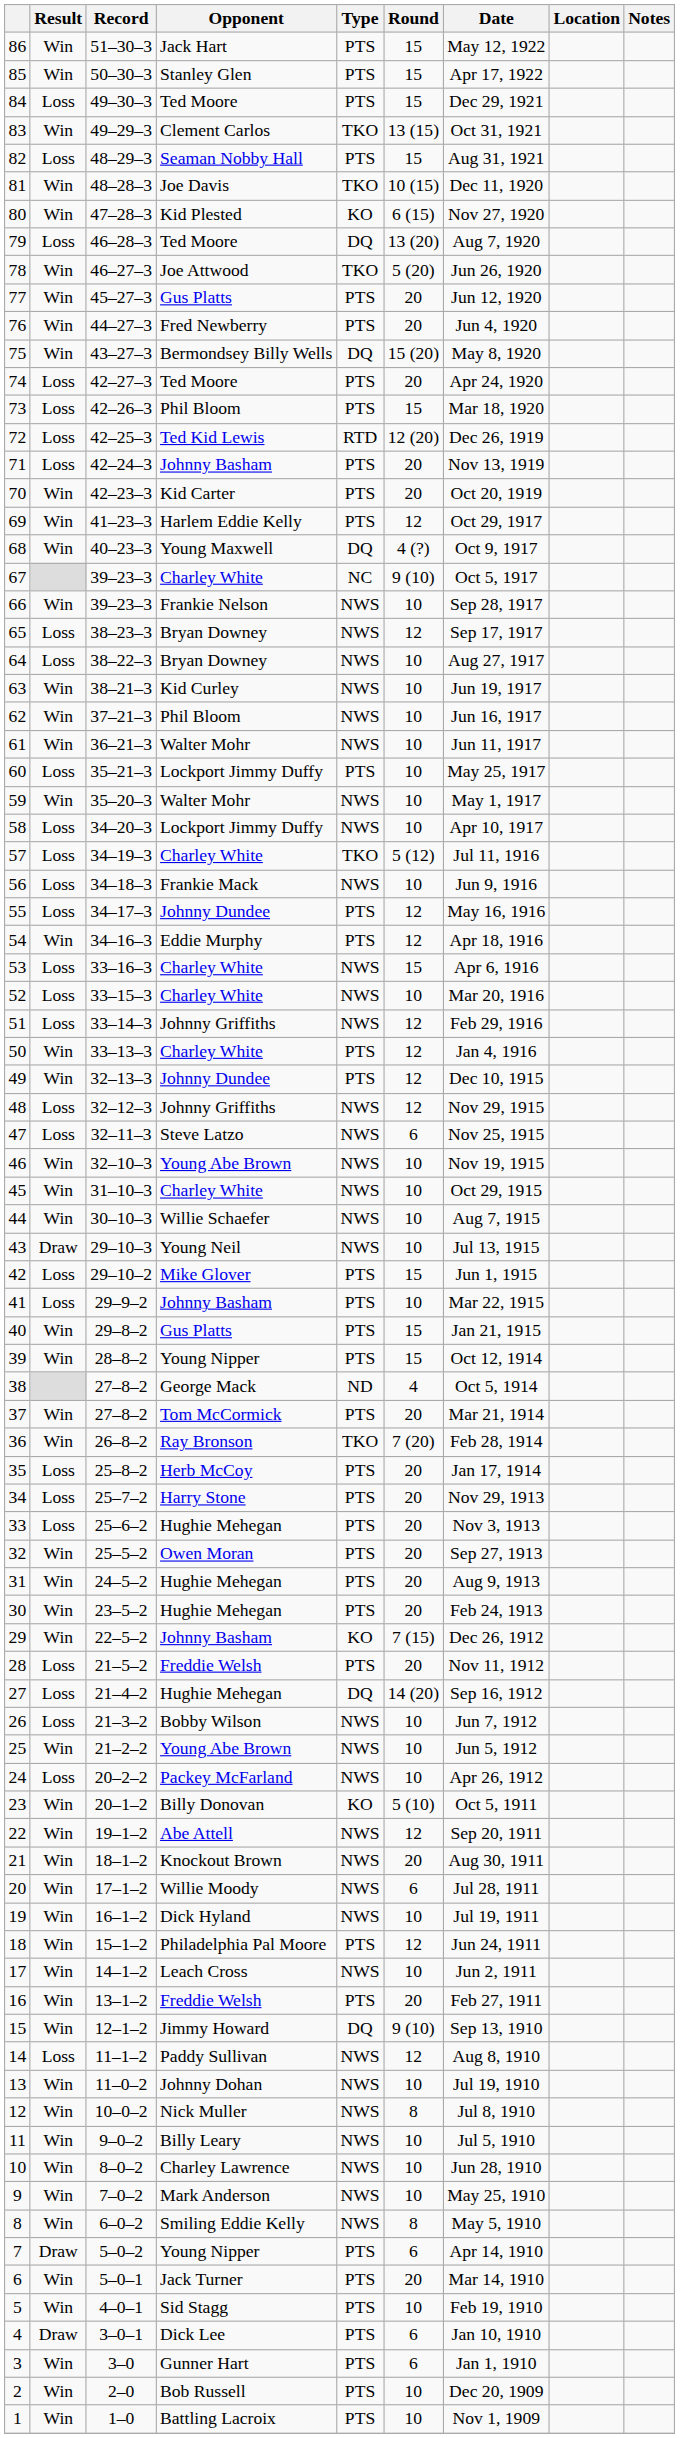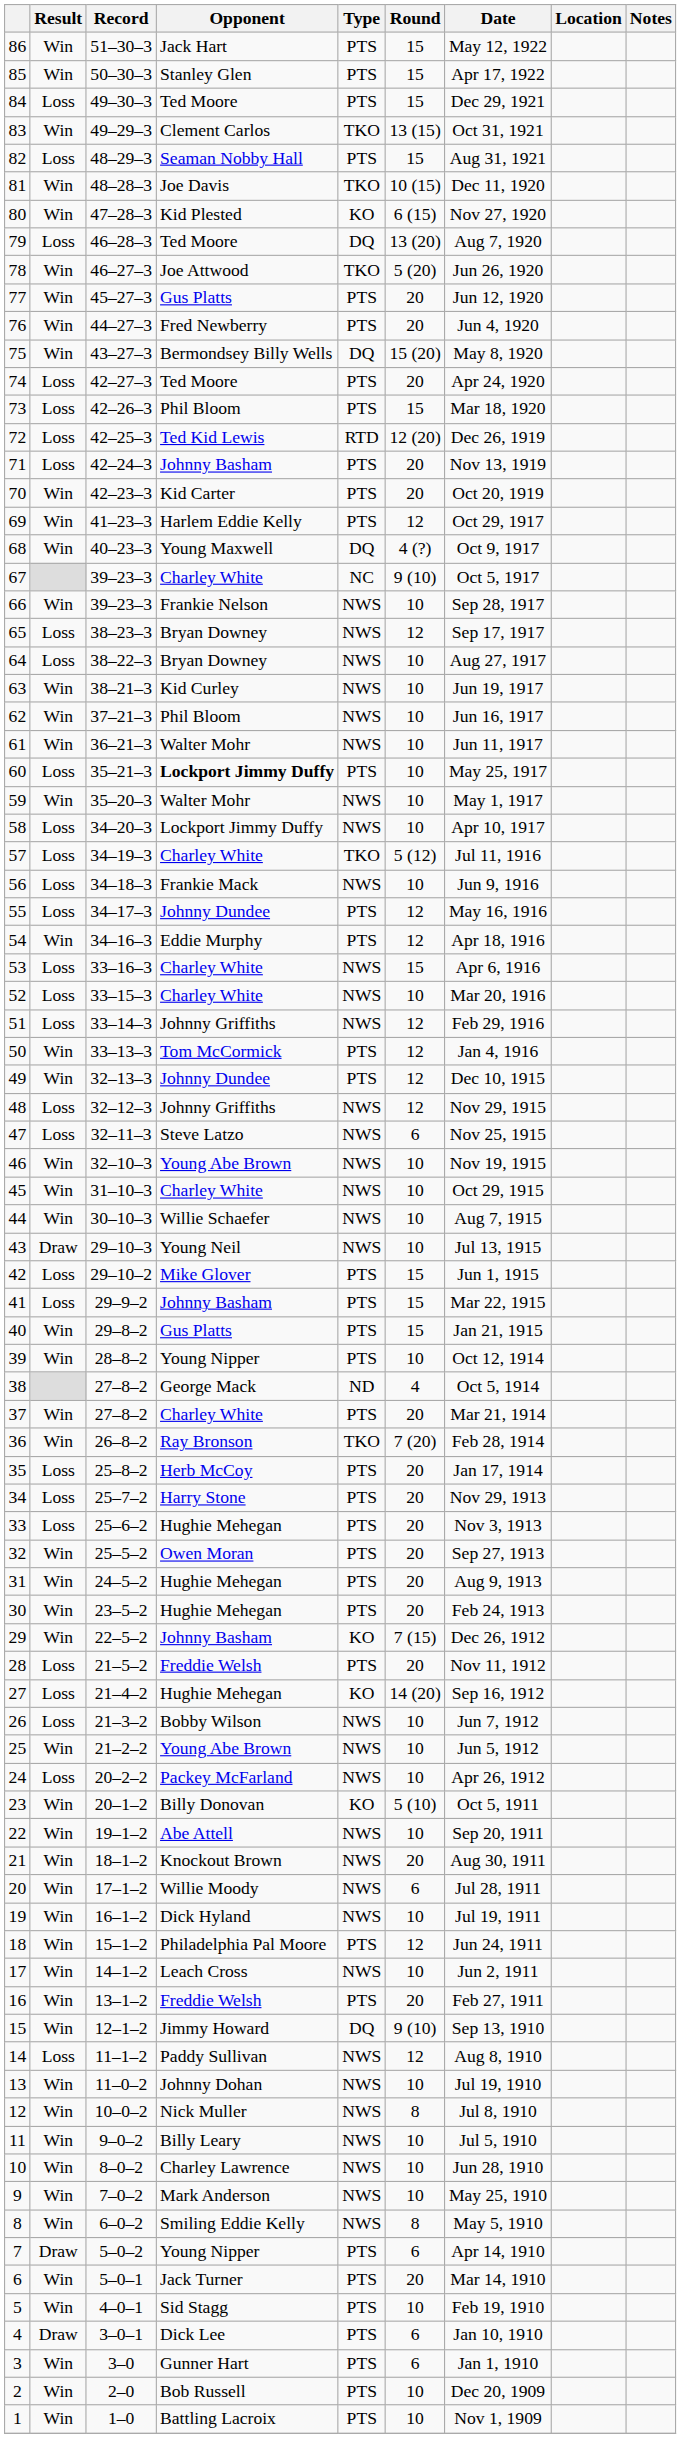(242, 772) normal -> (247, 772) bold
(211, 1051) Charley White -> (221, 1051) Tom McCormick
(413, 1302) 10 -> (415, 1302) 15
(413, 1358) 15 -> (415, 1358) 10
(221, 1414) Tom McCormick -> (211, 1414) Charley White
(360, 1693) DQ -> (362, 1693) KO
(413, 1832) 12 -> (415, 1832) 10
